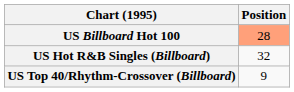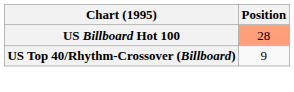- row: (121, 55)
